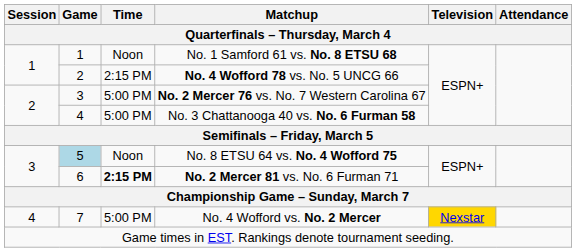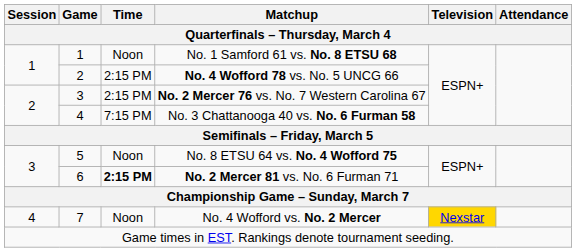(128, 96) 5:00 PM -> (128, 96) 2:15 PM
(128, 116) 5:00 PM -> (128, 116) 7:15 PM
(80, 156) lightblue background -> (80, 156) no background
(128, 217) 5:00 PM -> (128, 217) Noon
